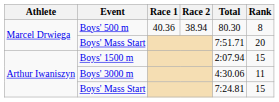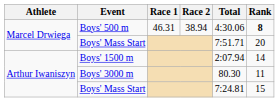(164, 27) 40.36 -> (164, 27) 46.31
(229, 27) 80.30 -> (229, 27) 4:30.06
(260, 27) normal -> (260, 27) bold
(260, 58) 15 -> (260, 58) 14
(229, 74) 4:30.06 -> (229, 74) 80.30
